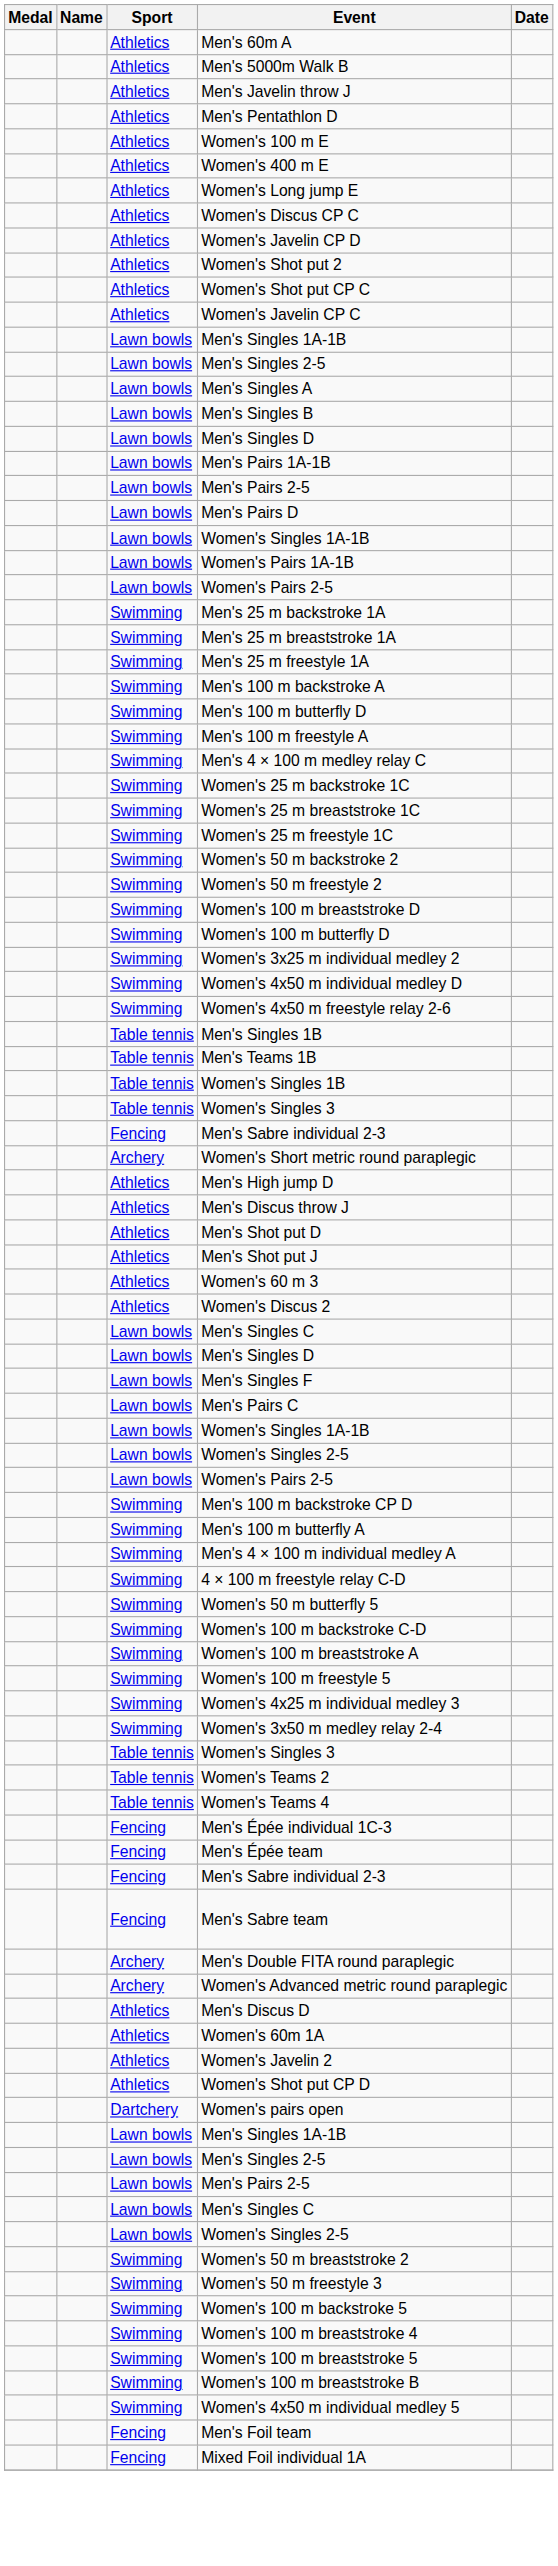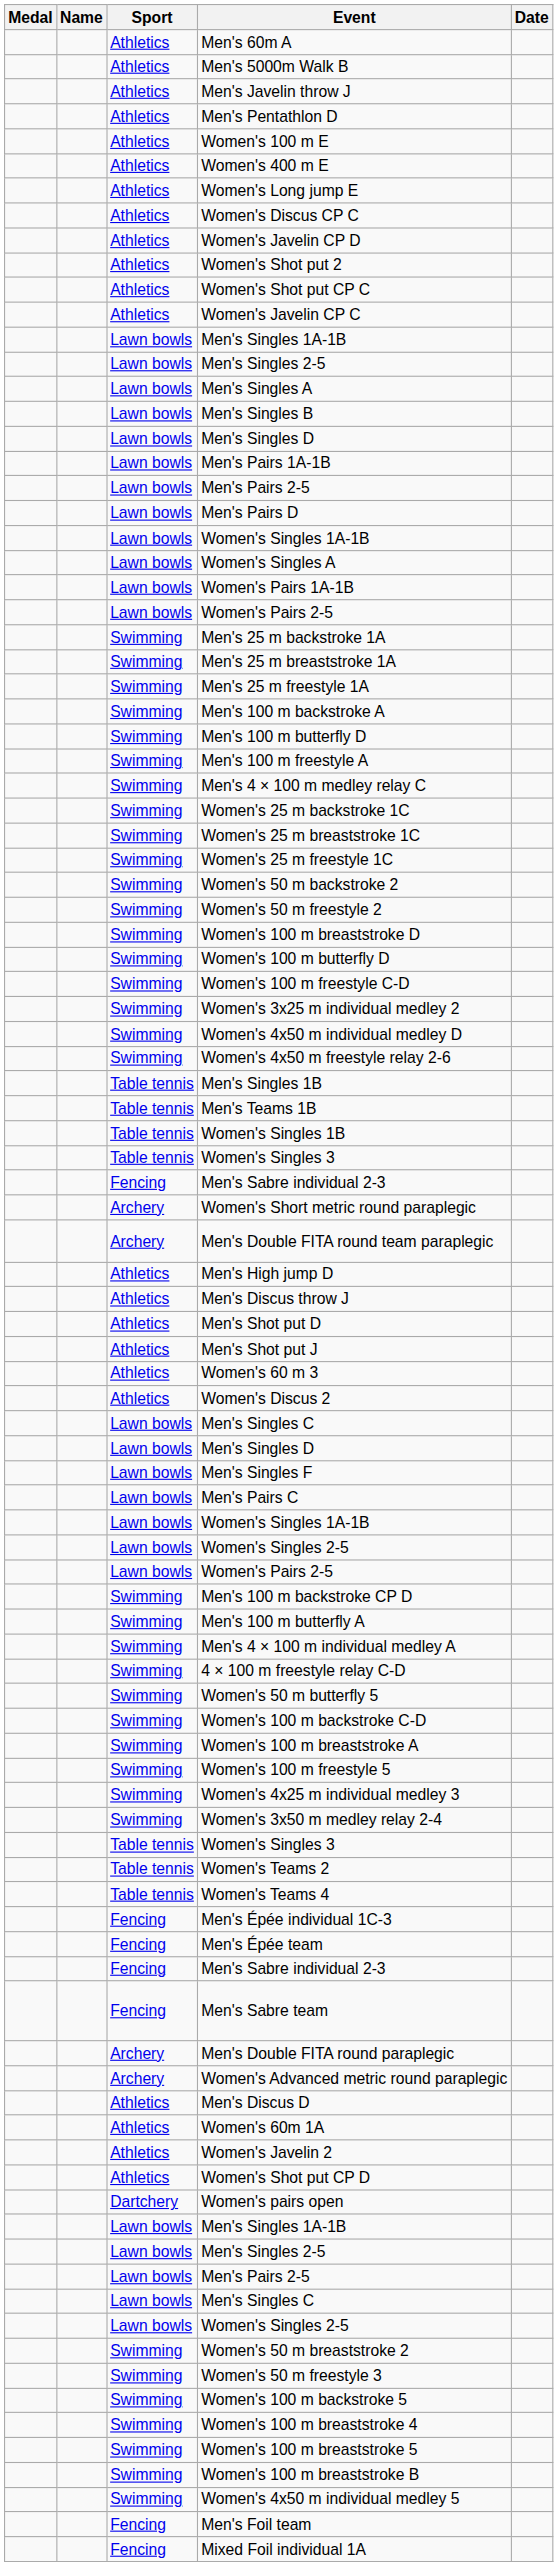+ row: (151, 563)
+ row: (146, 984)
+ row: (137, 1241)
